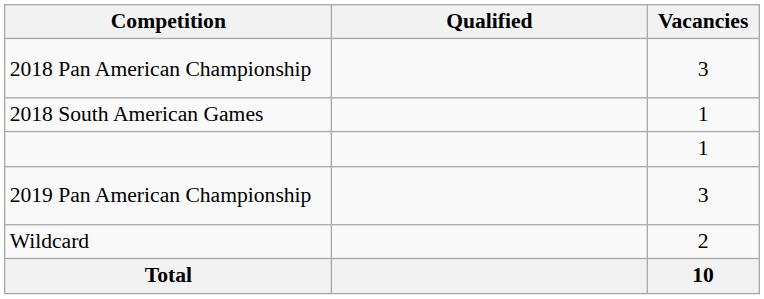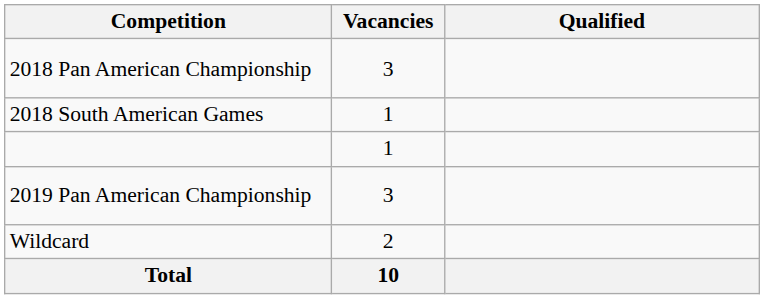columns swapped: (703, 21) <-> (489, 21)
